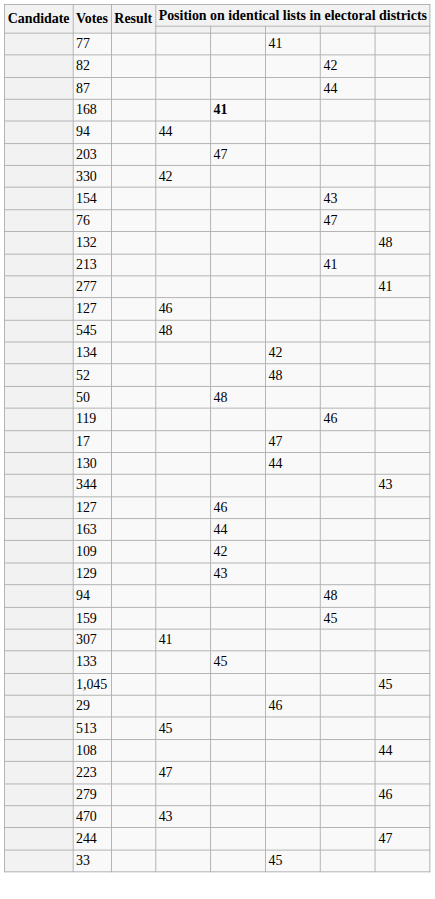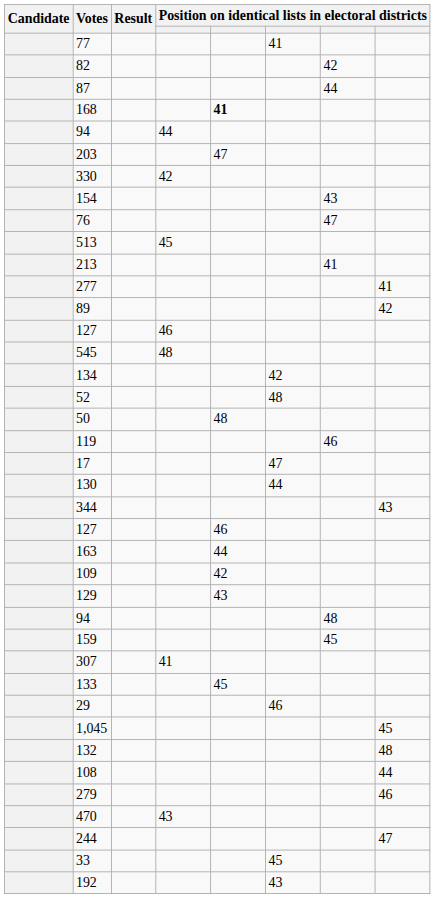rows swapped: (86, 728) <-> (86, 242)
+ row: (83, 308)
rows swapped: (83, 706) <-> (92, 684)
- row: (86, 772)
+ row: (86, 882)
